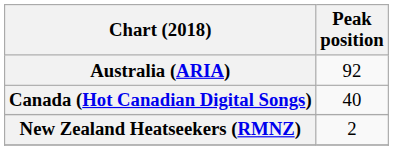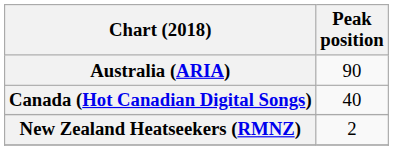(352, 70) 92 -> (352, 70) 90
